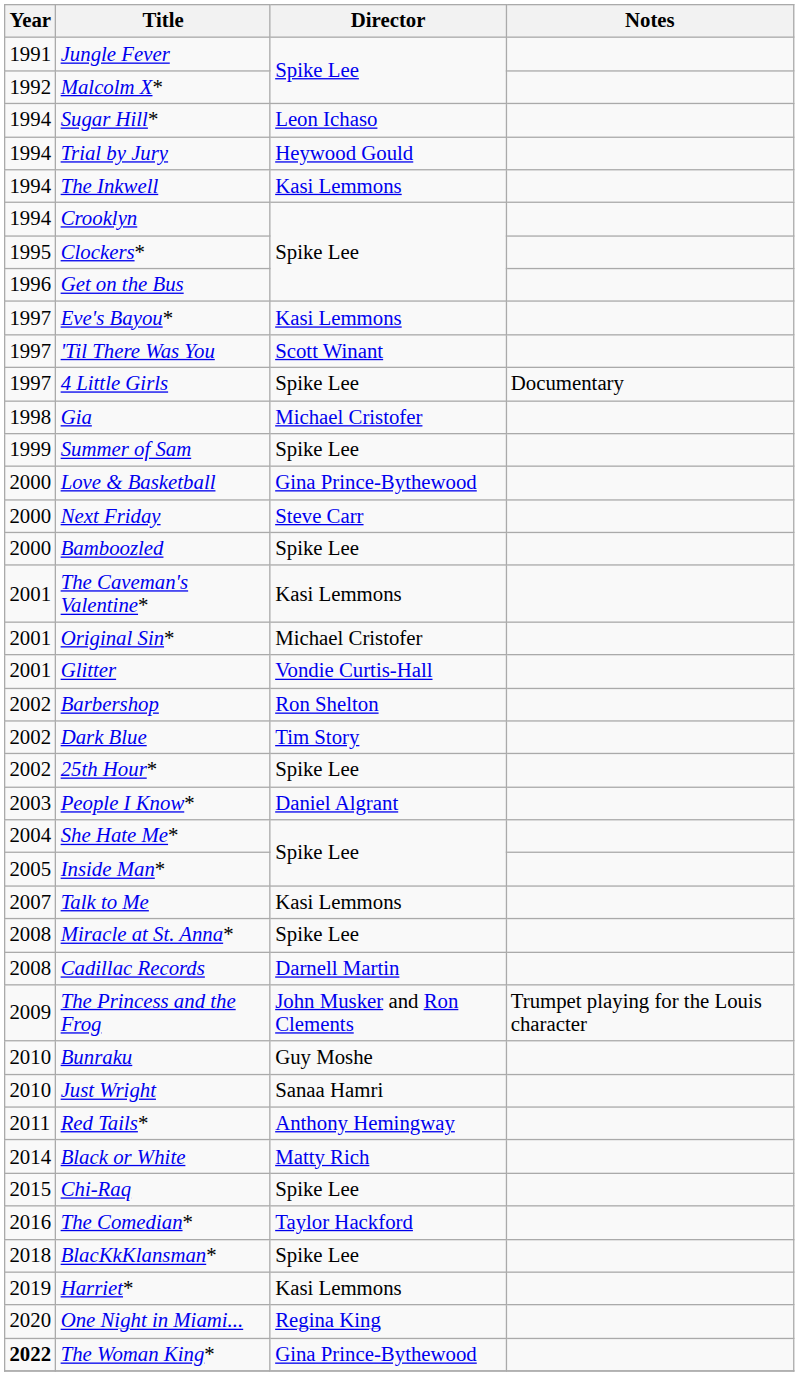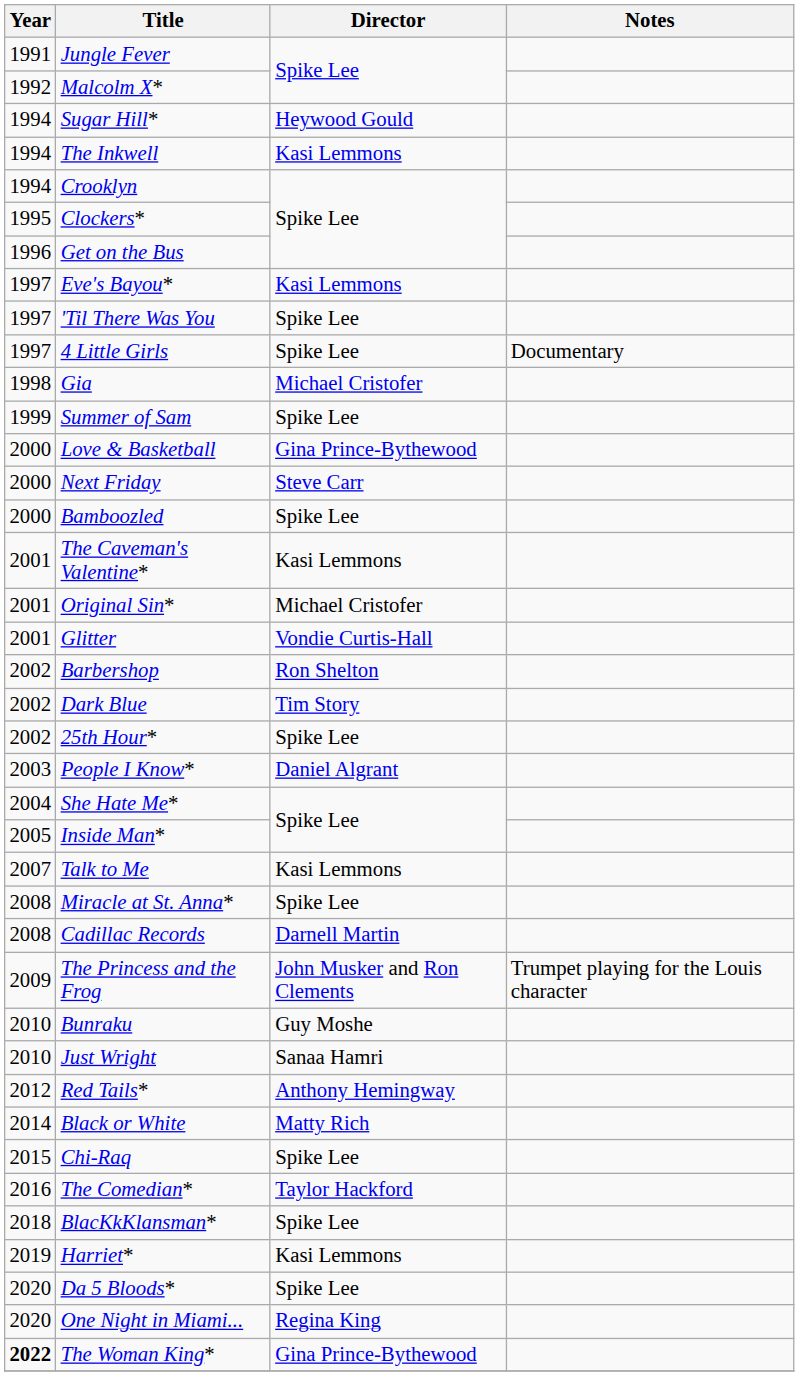(326, 119) Leon Ichaso -> (344, 119) Heywood Gould
- row: (114, 152)
(329, 350) Scott Winant -> (317, 317) Spike Lee
(30, 1123) 2011 -> (30, 1090) 2012
+ row: (118, 1288)
